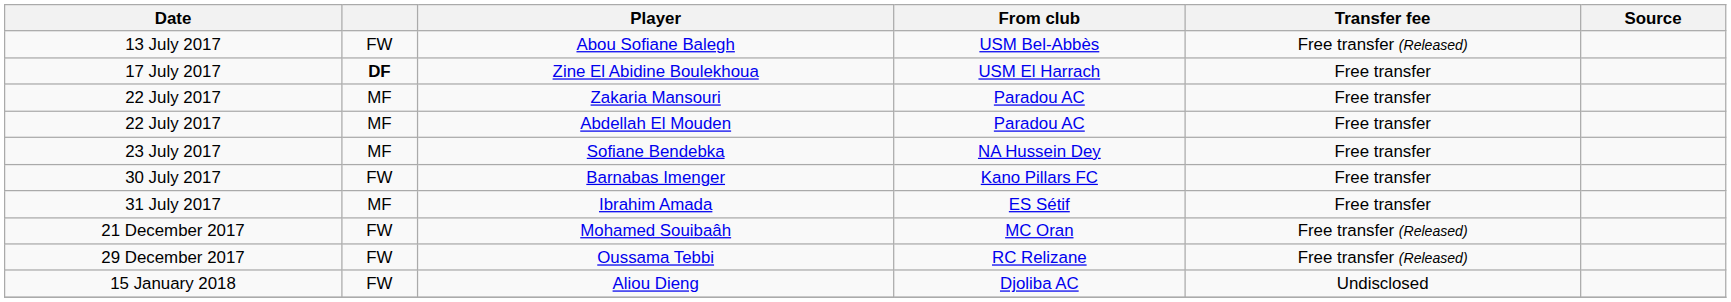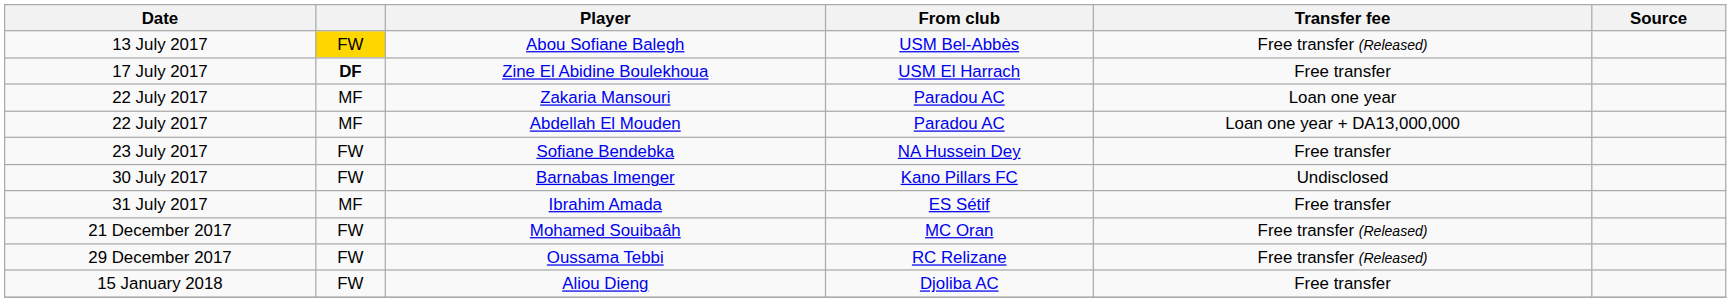(379, 44) no background -> (350, 44) gold background
(1383, 97) Free transfer -> (1343, 97) Loan one year
(1383, 124) Free transfer -> (1343, 124) Loan one year + DA13,000,000
(379, 150) MF -> (350, 150) FW
(1383, 177) Free transfer -> (1343, 177) Undisclosed
(1383, 283) Undisclosed -> (1343, 283) Free transfer
